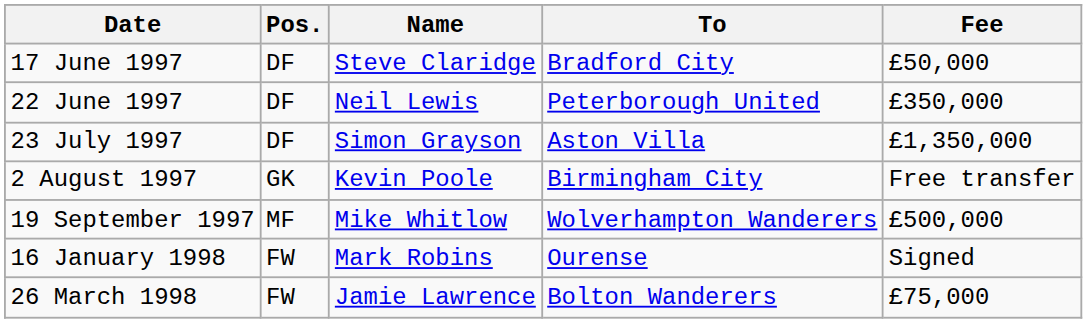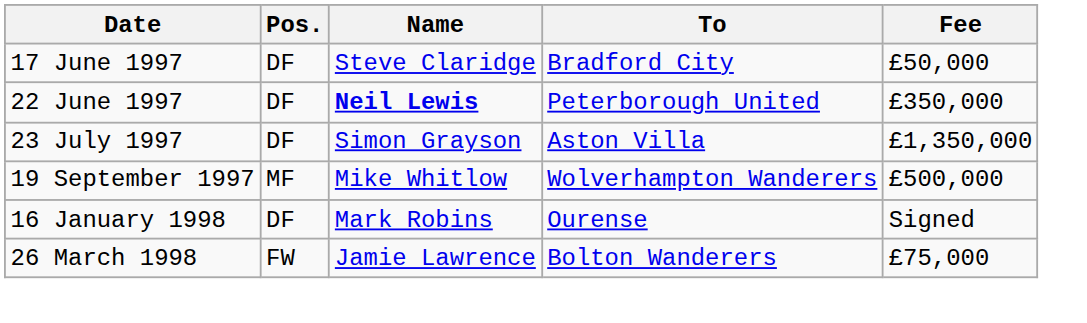(407, 102) normal -> (407, 102) bold
- row: (104, 180)
(280, 258) FW -> (280, 219) DF
